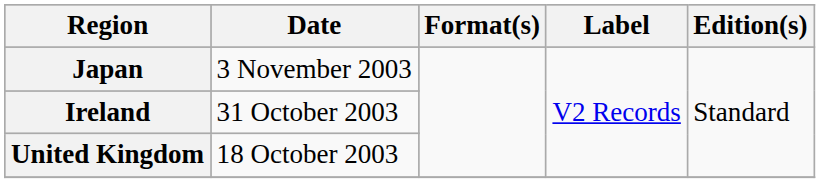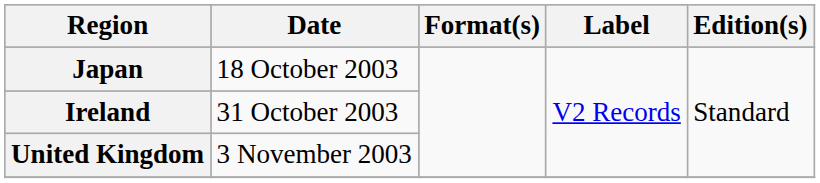(314, 68) 3 November 2003 -> (307, 68) 18 October 2003
(307, 154) 18 October 2003 -> (314, 154) 3 November 2003
